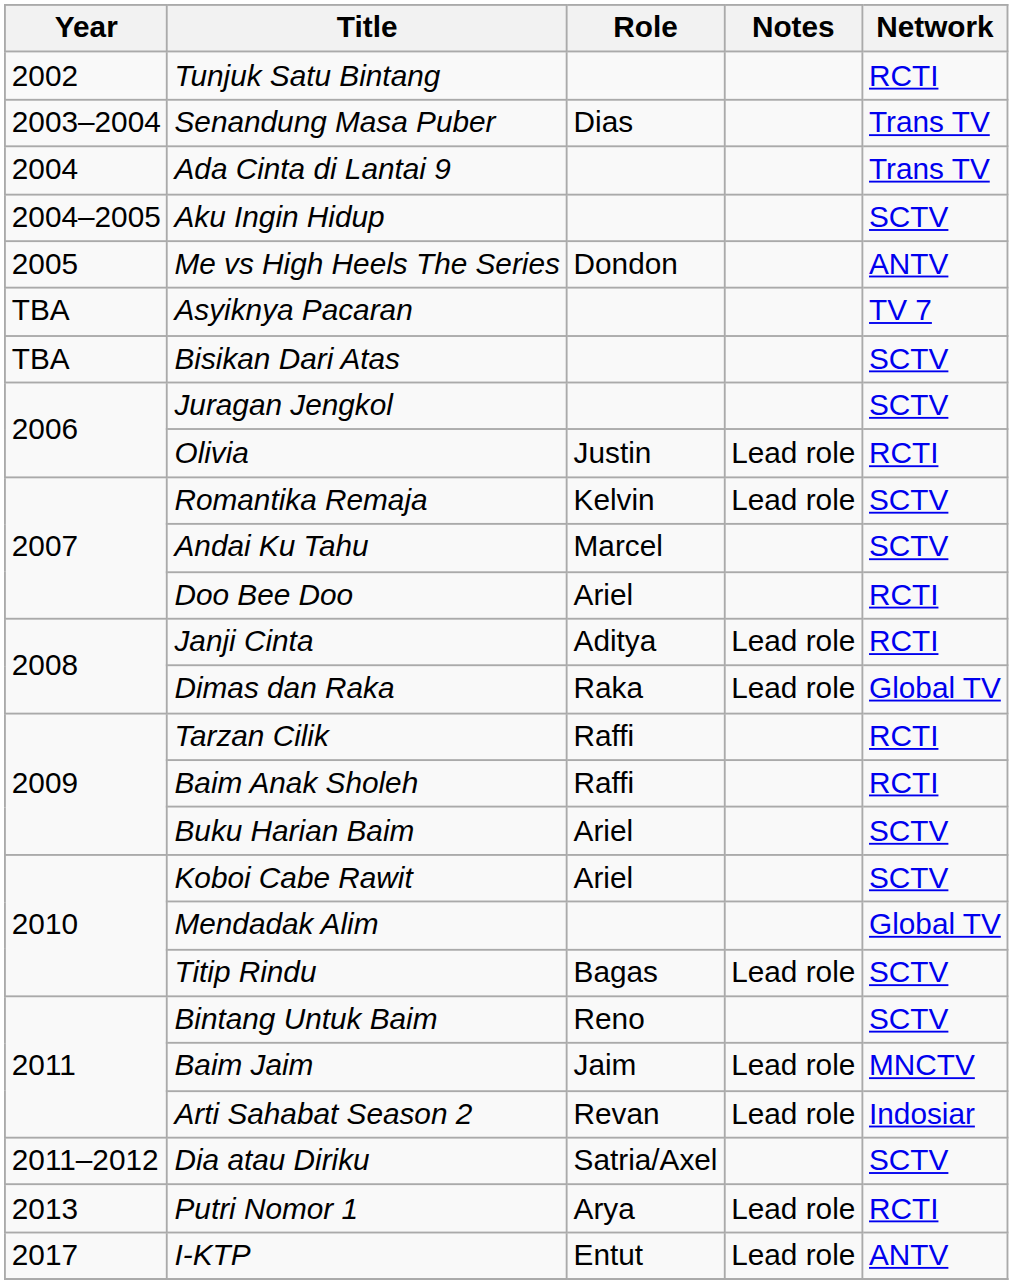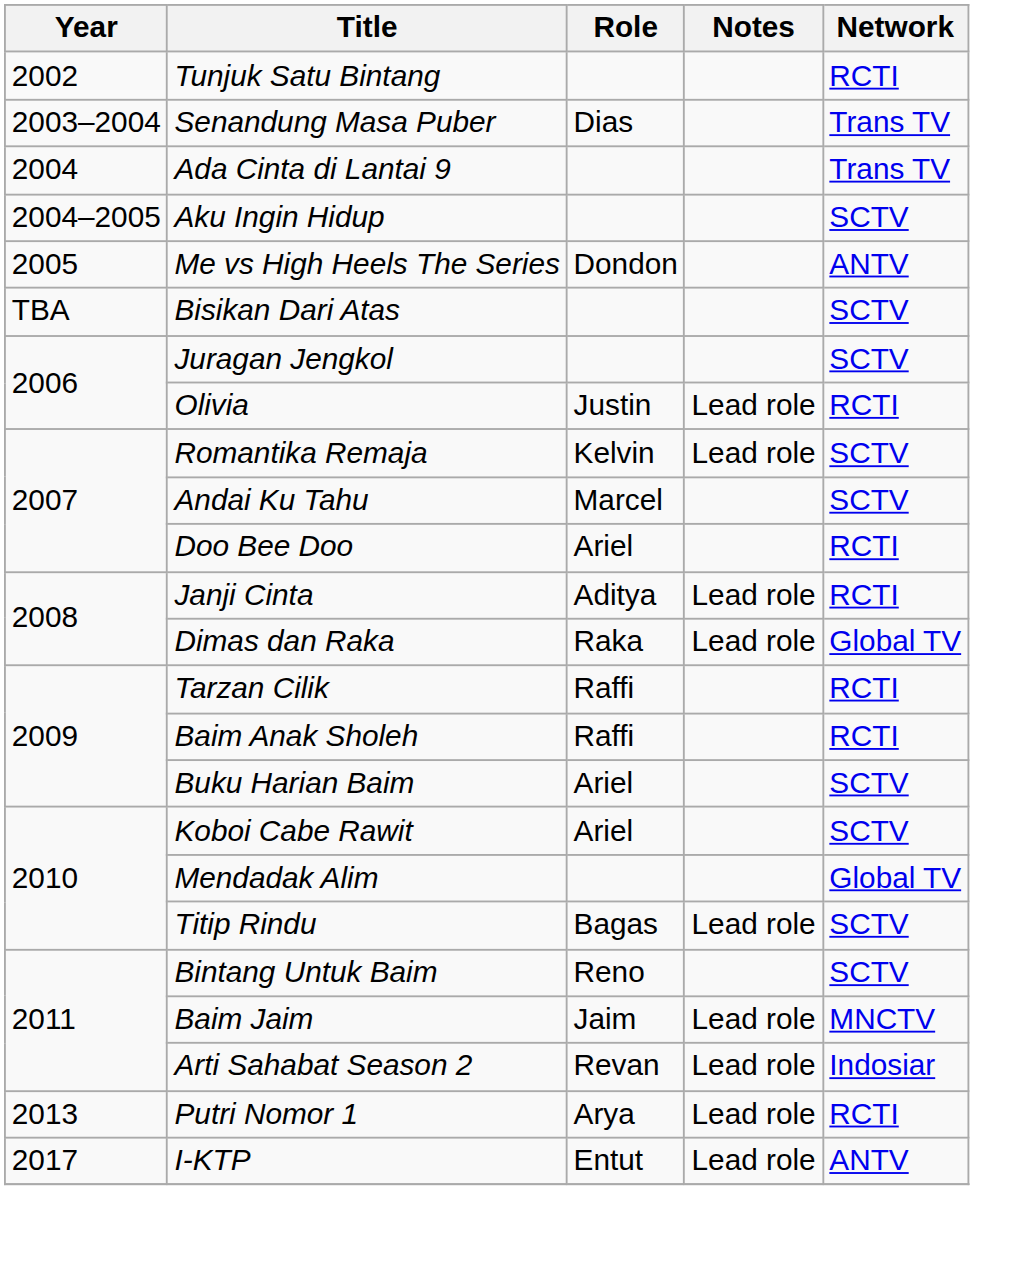- row: (294, 311)
- row: (272, 1160)
